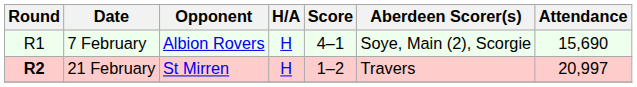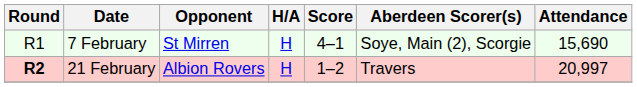(214, 43) Albion Rovers -> (196, 43) St Mirren
(196, 69) St Mirren -> (214, 69) Albion Rovers
